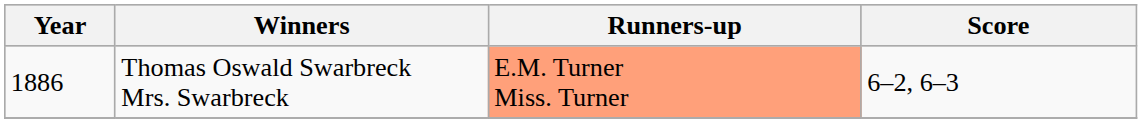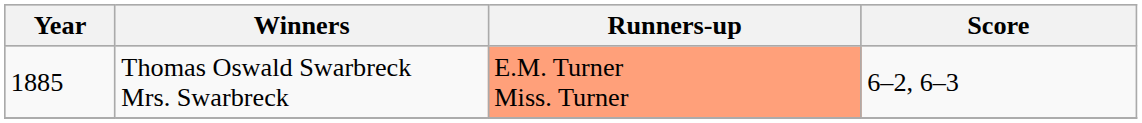(37, 81) 1886 -> (37, 81) 1885
